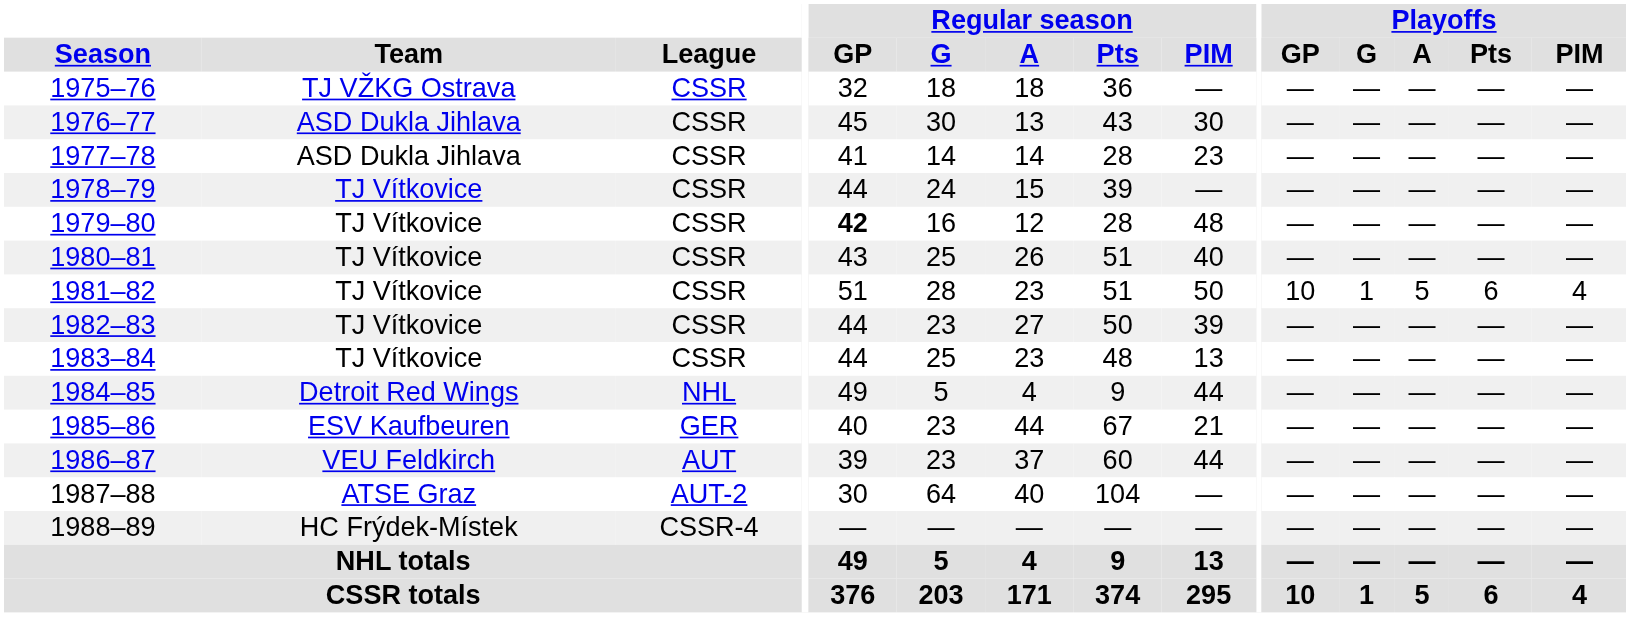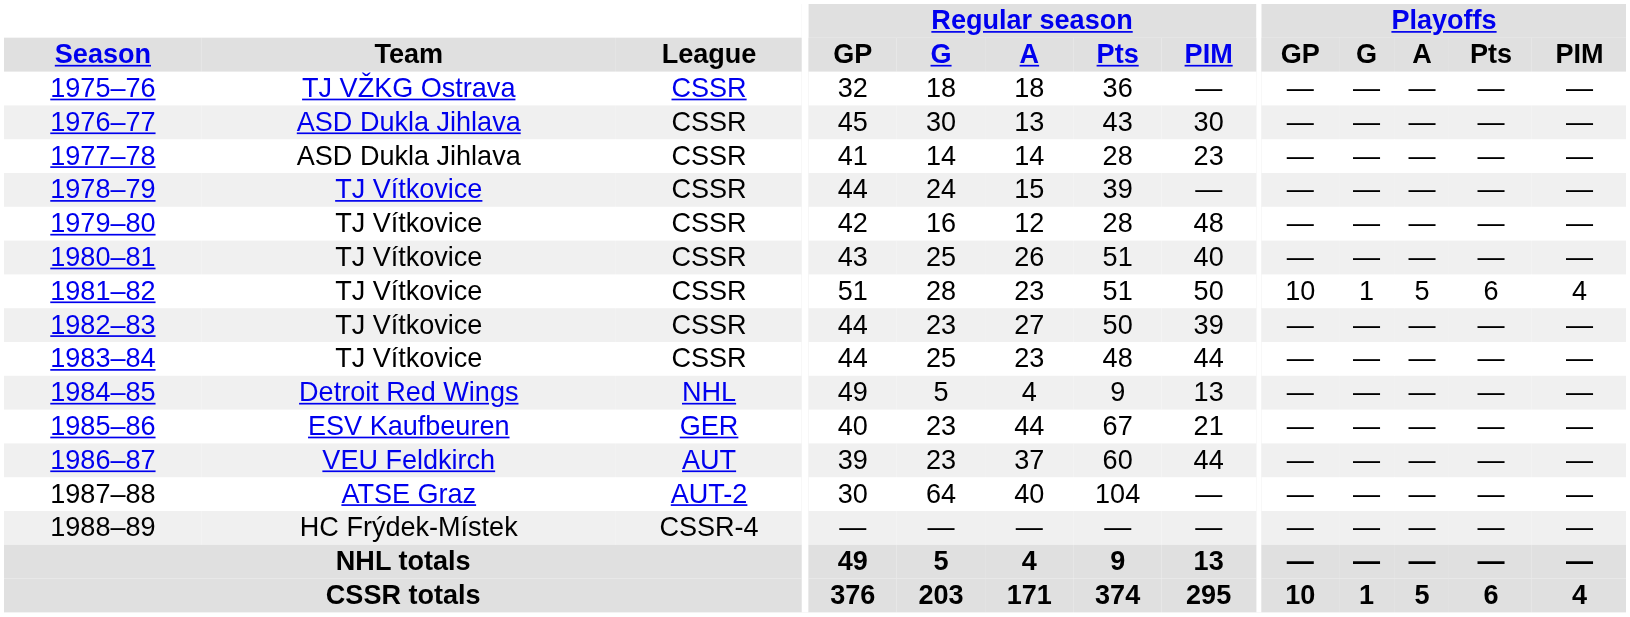(853, 223) bold -> (853, 223) normal
(1209, 358) 13 -> (1209, 358) 44
(1209, 392) 44 -> (1209, 392) 13
